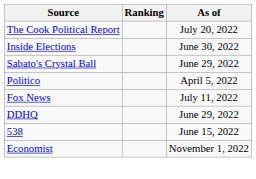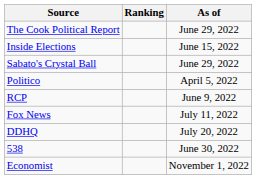(209, 30) July 20, 2022 -> (209, 30) June 29, 2022
(209, 47) June 30, 2022 -> (209, 47) June 15, 2022
+ row: (17, 98)
(209, 115) June 29, 2022 -> (209, 132) July 20, 2022
(209, 132) June 15, 2022 -> (209, 149) June 30, 2022
